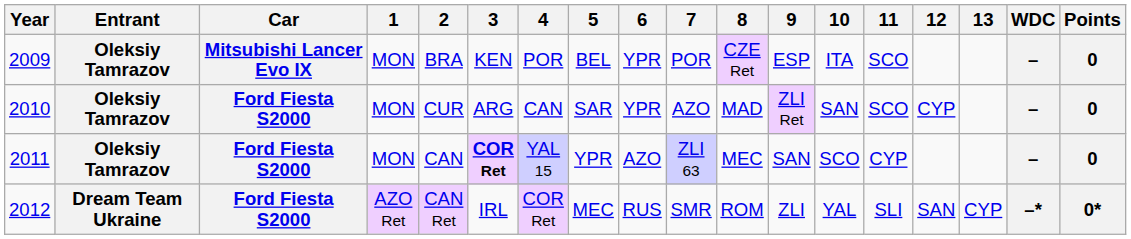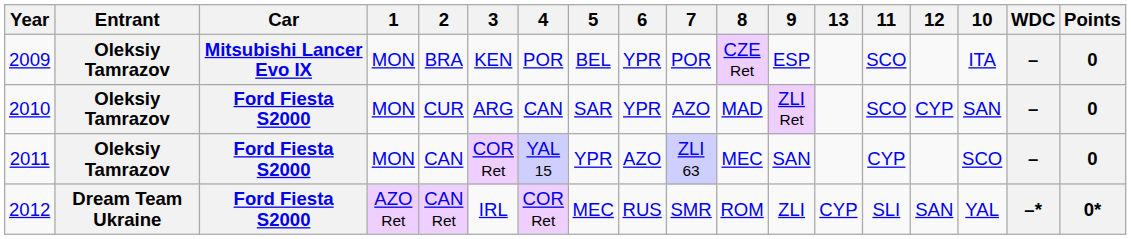columns swapped: (839, 20) <-> (983, 20)
(493, 159) bold -> (493, 159) normal
